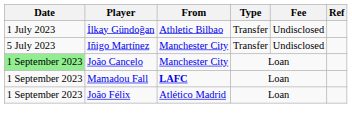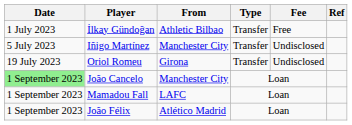(298, 29) Undisclosed -> (282, 29) Free
+ row: (114, 62)
(173, 78) bold -> (173, 95) normal
